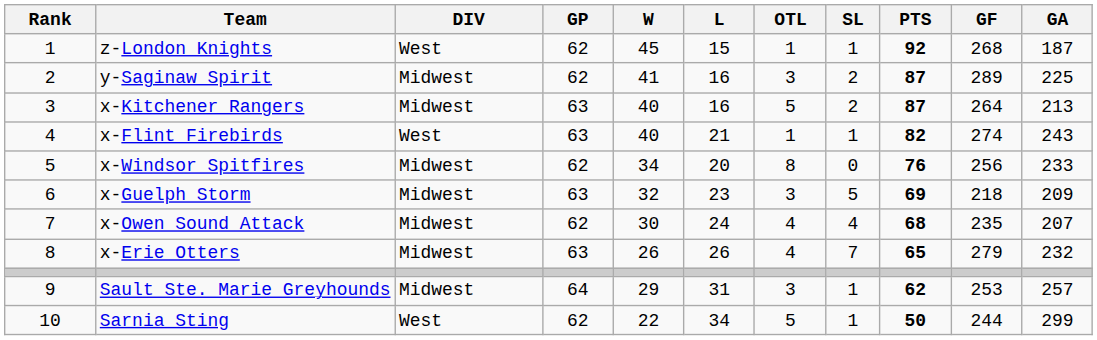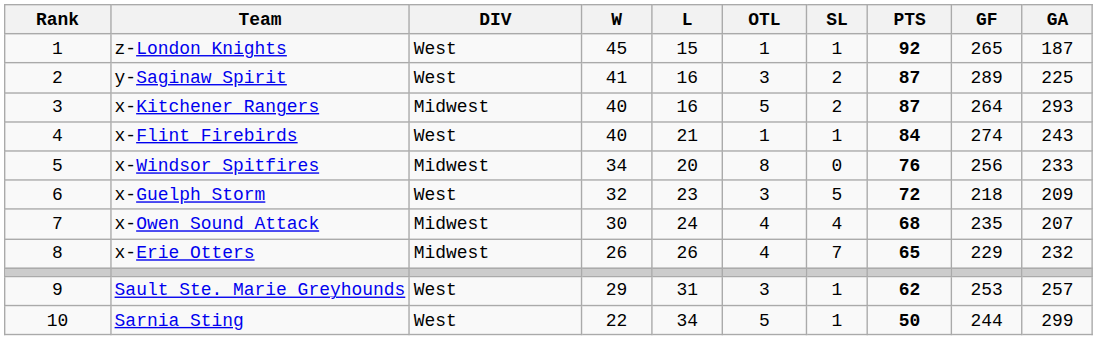- column: (578, 19)
(987, 49) 268 -> (987, 49) 265
(437, 78) Midwest -> (435, 78) West
(1057, 107) 213 -> (1057, 107) 293
(915, 136) 82 -> (910, 136) 84
(437, 195) Midwest -> (435, 195) West
(915, 195) 69 -> (910, 195) 72
(987, 253) 279 -> (987, 253) 229
(437, 291) Midwest -> (435, 291) West
